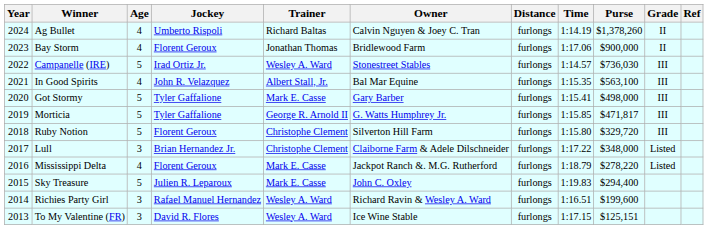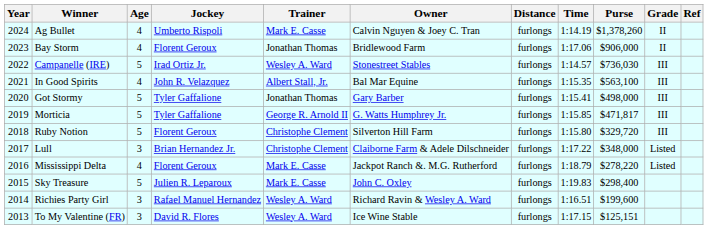(296, 30) Richard Baltas -> (296, 30) Mark E. Casse
(619, 47) $900,000 -> (619, 47) $906,000
(296, 98) Mark E. Casse -> (302, 98) Jonathan Thomas
(619, 182) $294,400 -> (619, 182) $298,400
